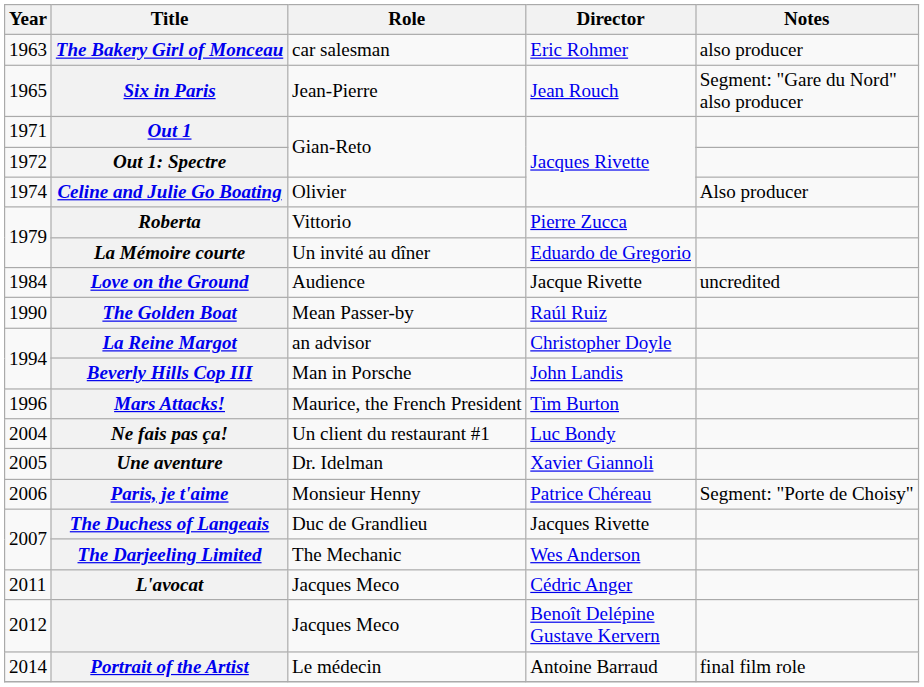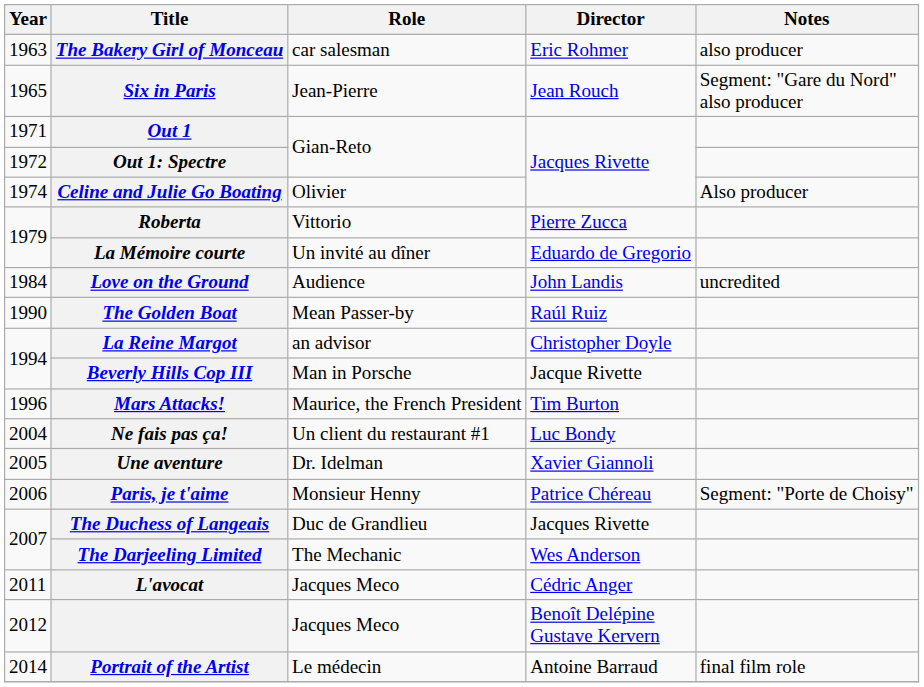(586, 282) Jacque Rivette -> (577, 282) John Landis
(577, 373) John Landis -> (586, 373) Jacque Rivette
